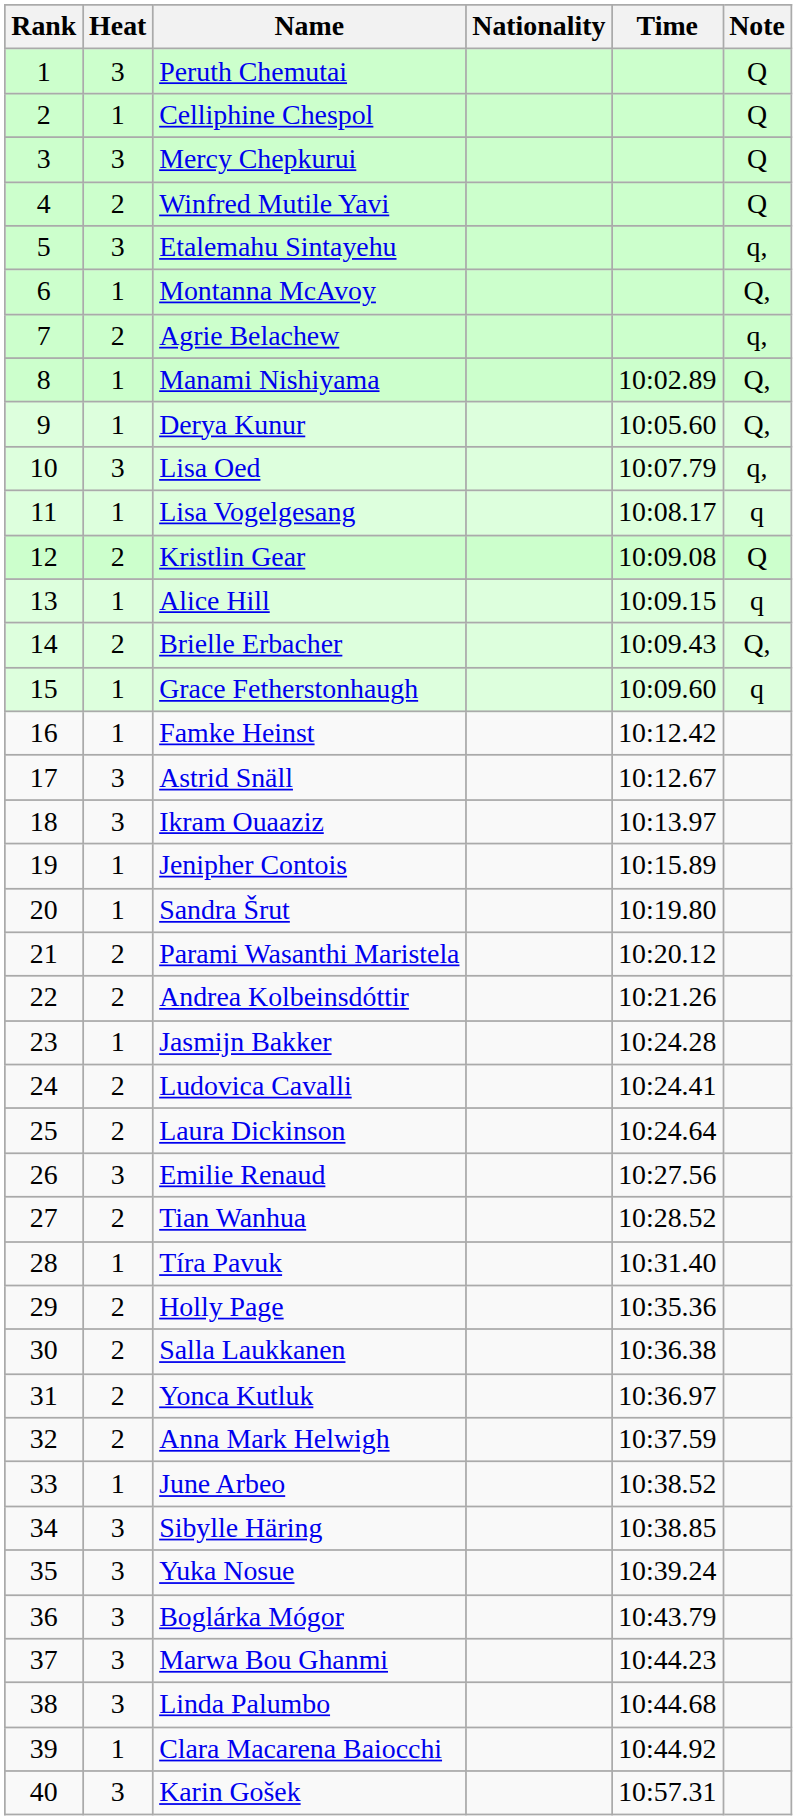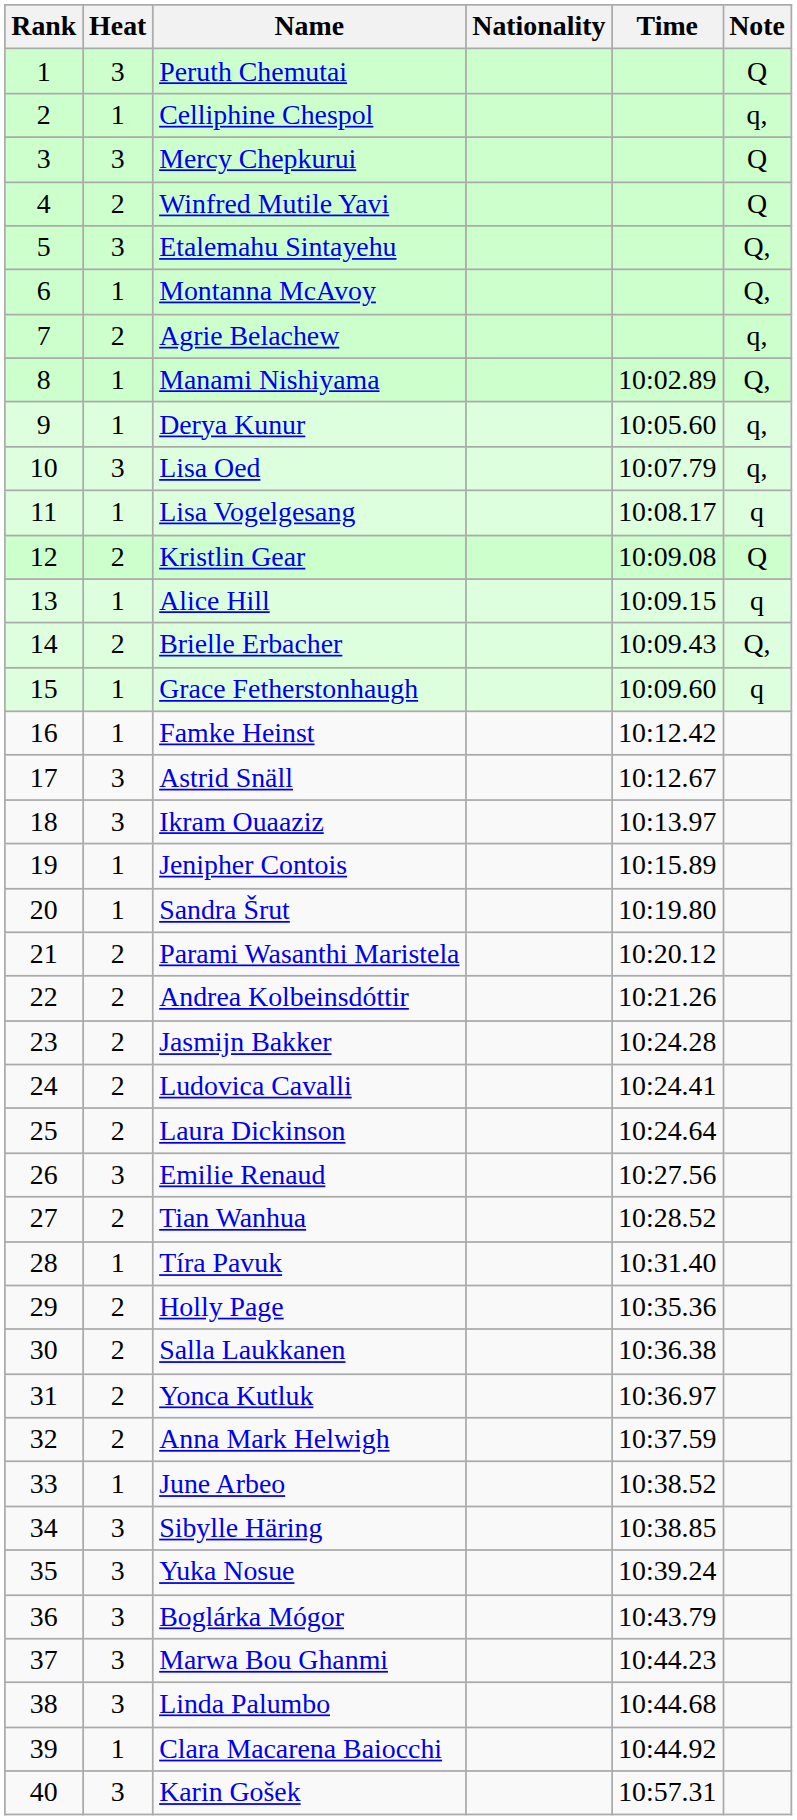(757, 114) Q -> (757, 114) q,
(757, 247) q, -> (757, 247) Q,
(757, 423) Q, -> (757, 423) q,
(118, 1042) 1 -> (118, 1042) 2
